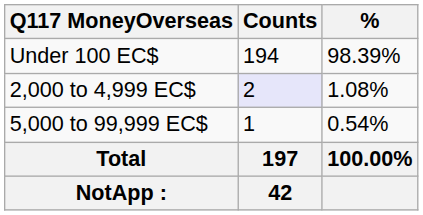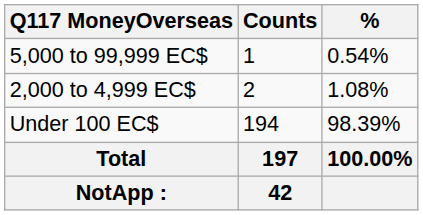rows swapped: (84, 55) <-> (109, 124)
(249, 90) lavender background -> (249, 90) no background
